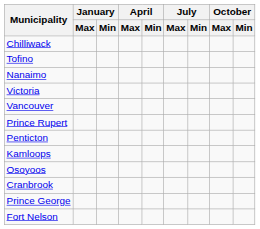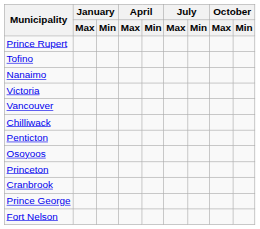rows swapped: (37, 122) <-> (29, 43)
- row: (29, 153)
+ row: (28, 169)
